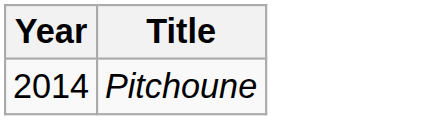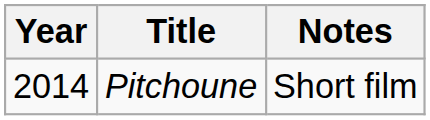+ column: (345, 31)
